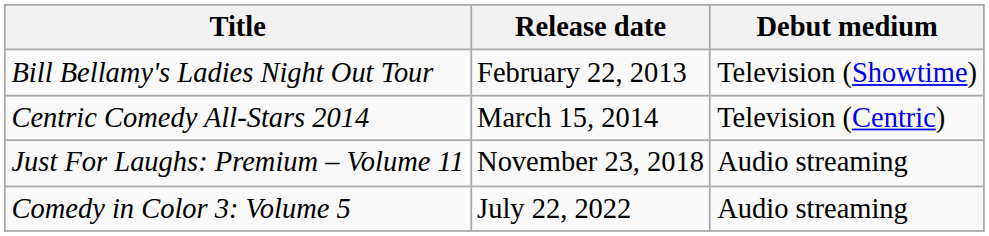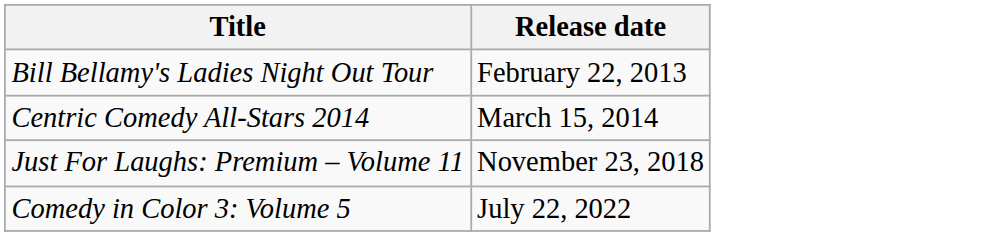- column: (847, 27)
